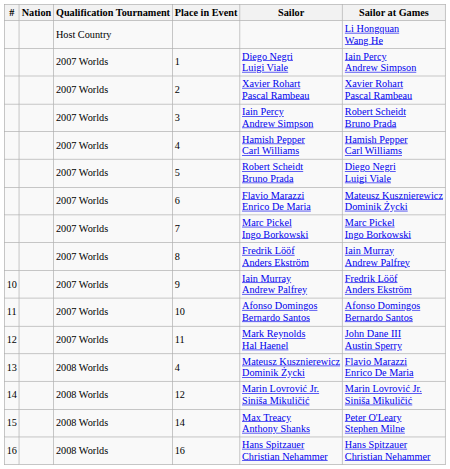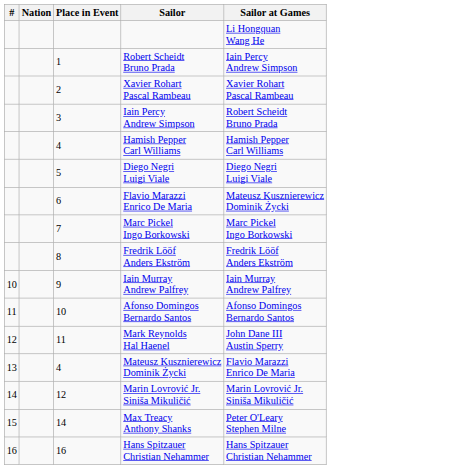- column: (113, 12)
(267, 62) Diego Negri Luigi Viale -> (154, 62) Robert Scheidt Bruno Prada
(273, 173) Robert Scheidt Bruno Prada -> (149, 173) Diego Negri Luigi Viale
(377, 256) Iain Murray Andrew Palfrey -> (259, 256) Fredrik Lööf Anders Ekström
(378, 284) Fredrik Lööf Anders Ekström -> (259, 284) Iain Murray Andrew Palfrey
